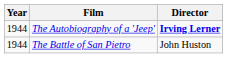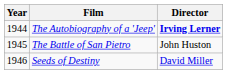(17, 45) 1944 -> (17, 45) 1945
+ row: (66, 61)
